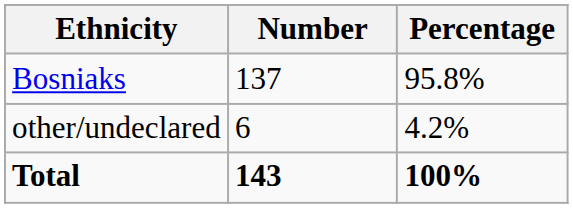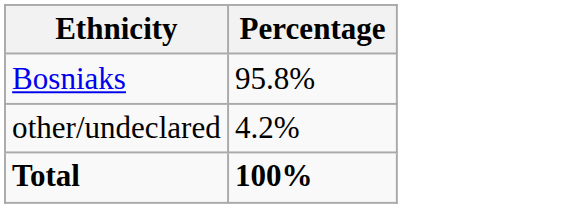- column: (313, 29)
